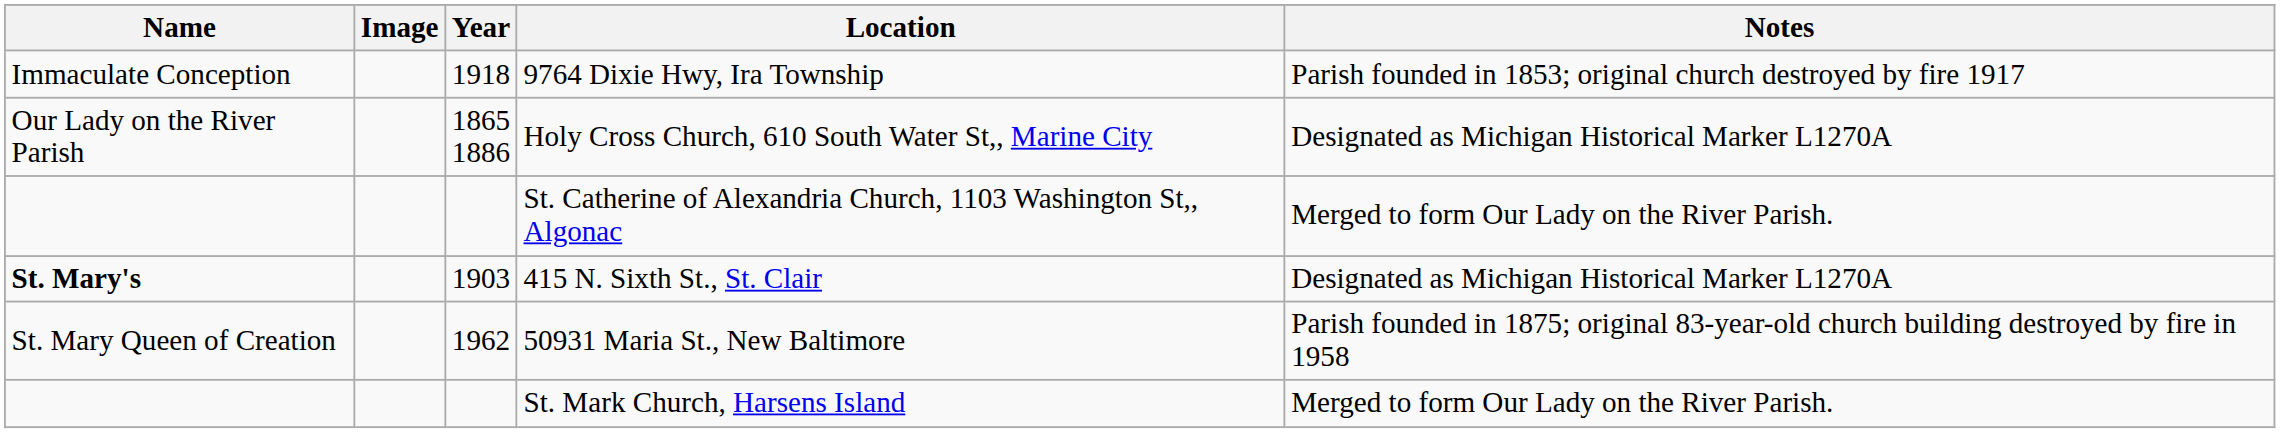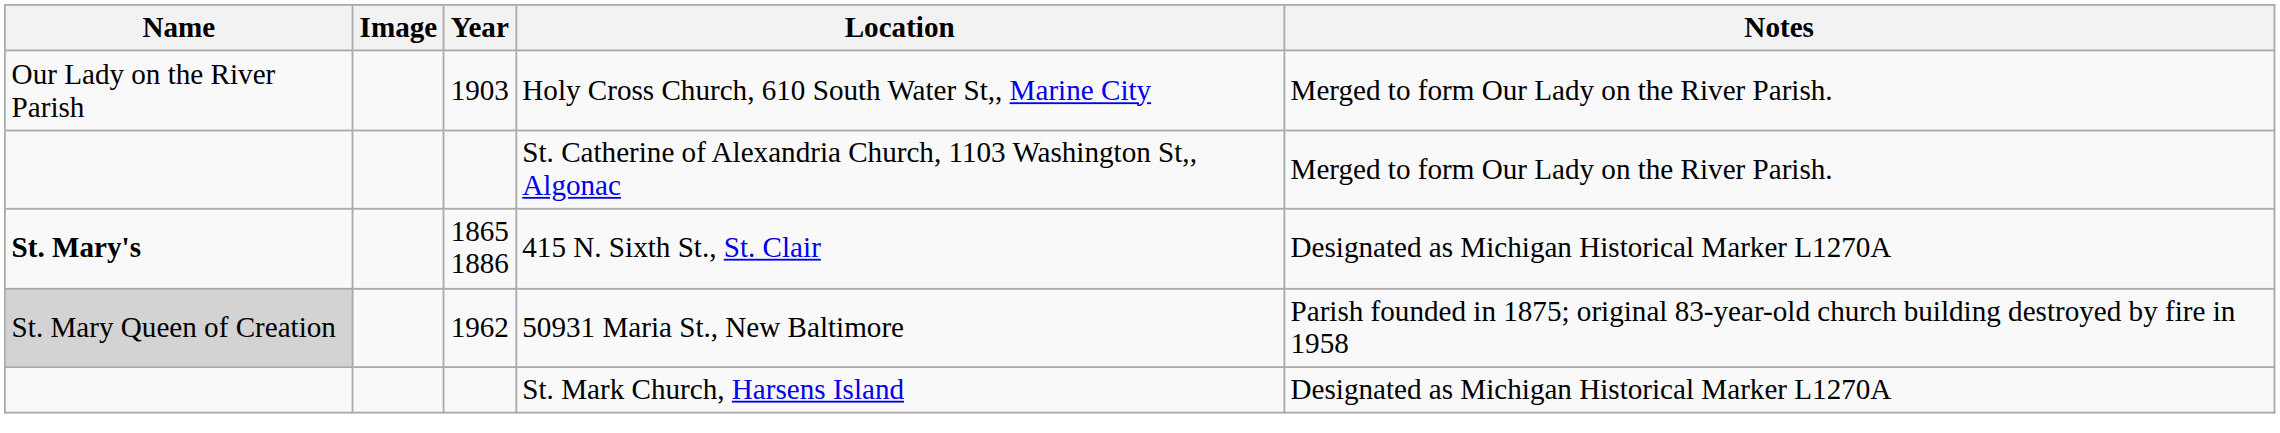- row: (704, 73)
(481, 136) 1865 1886 -> (480, 90) 1903
(1592, 136) Designated as Michigan Historical Marker L1270A -> (1562, 90) Merged to form Our Lady on the River Parish.
(481, 277) 1903 -> (480, 248) 1865 1886
(174, 340) no background -> (174, 326) lightgrey background
(1562, 402) Merged to form Our Lady on the River Parish. -> (1591, 389) Designated as Michigan Historical Marker L1270A
